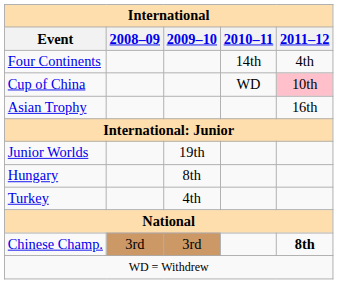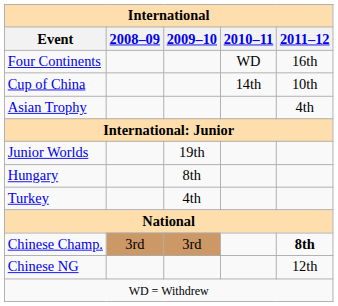(248, 61) 14th -> (248, 61) WD
(305, 61) 4th -> (305, 61) 16th
(248, 84) WD -> (248, 84) 14th
(305, 84) pink background -> (305, 84) no background
(305, 107) 16th -> (305, 107) 4th
+ row: (43, 267)
